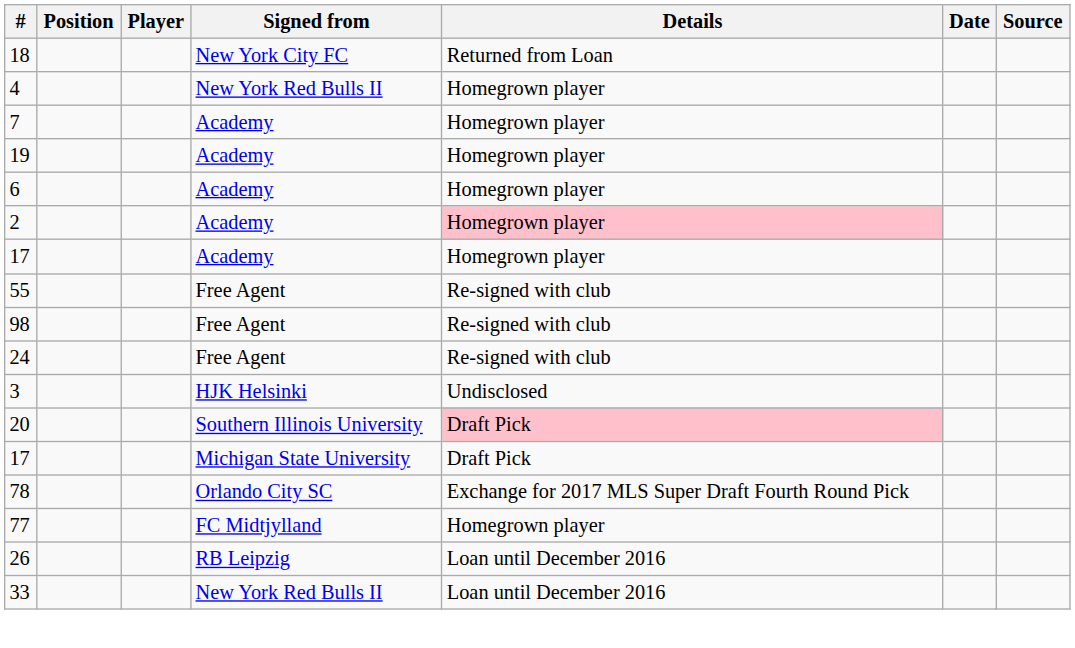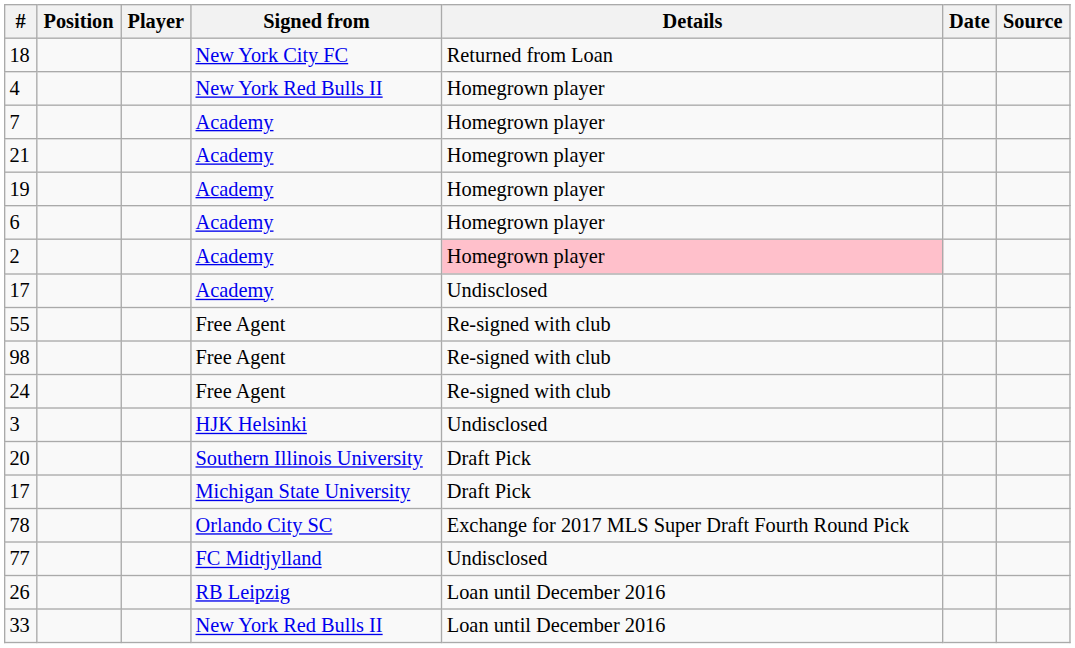+ row: (20, 155)
(526, 256) Homegrown player -> (497, 290) Undisclosed
(489, 424) pink background -> (489, 458) no background
(526, 525) Homegrown player -> (497, 558) Undisclosed
